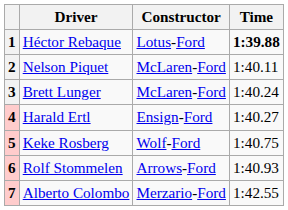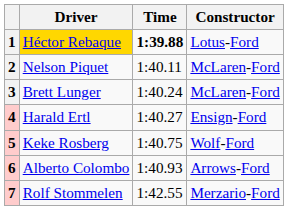columns swapped: (181, 17) <-> (256, 17)
(72, 42) no background -> (72, 42) gold background
(73, 167) Rolf Stommelen -> (76, 167) Alberto Colombo
(76, 192) Alberto Colombo -> (73, 192) Rolf Stommelen
